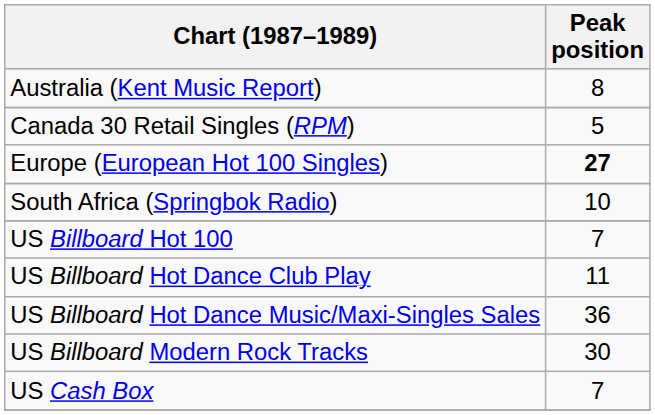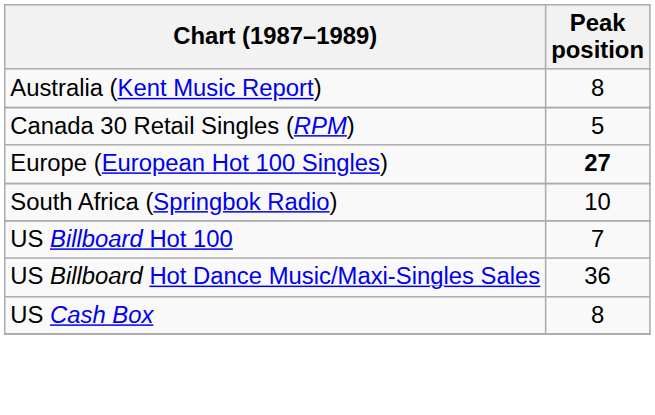- row: (190, 277)
- row: (189, 352)
(598, 390) 7 -> (598, 314) 8
